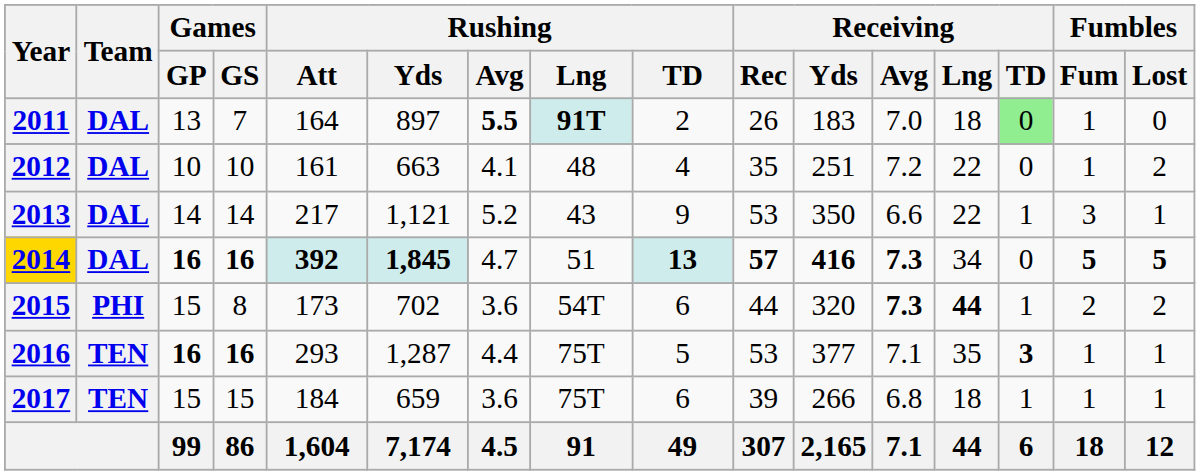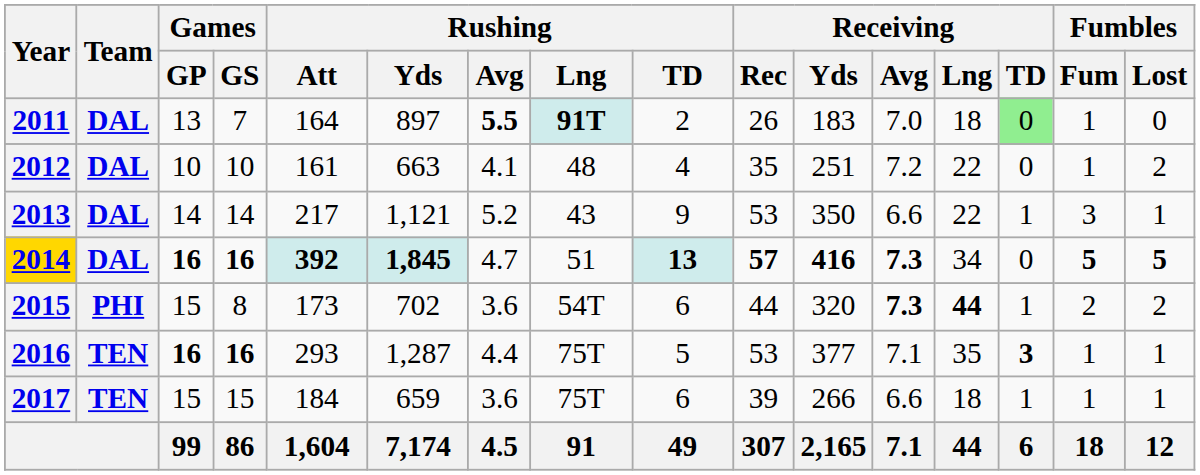(904, 399) 6.8 -> (904, 399) 6.6
